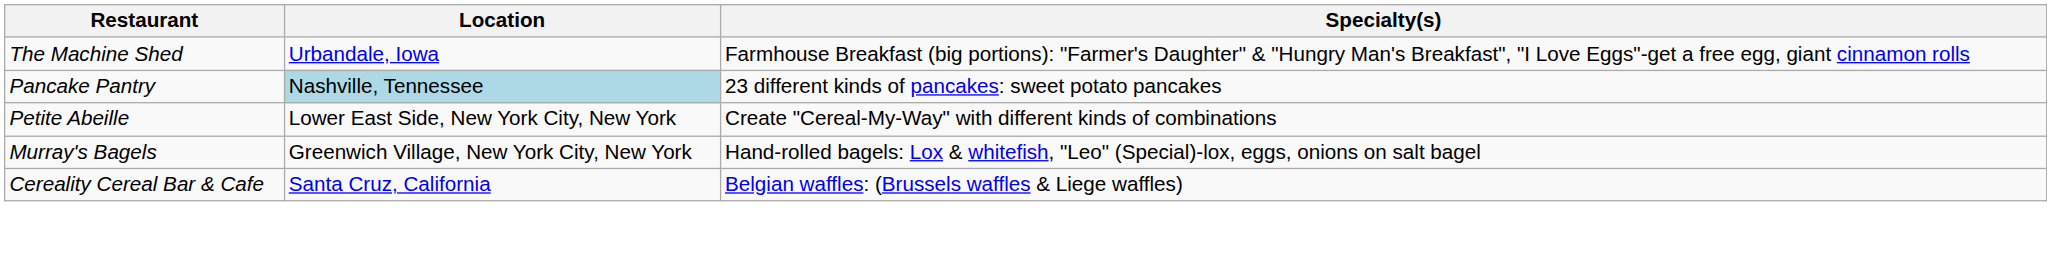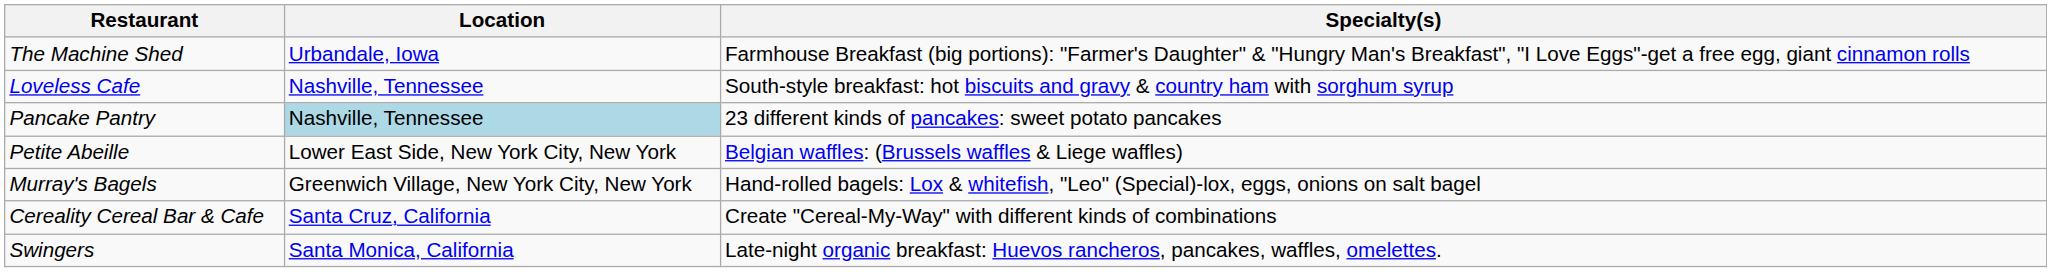+ row: (75, 86)
(1001, 119) Create "Cereal-My-Way" with different kinds of combinations -> (954, 151) Belgian waffles: (Brussels waffles & Liege waffles)
(954, 184) Belgian waffles: (Brussels waffles & Liege waffles) -> (1001, 217) Create "Cereal-My-Way" with different kinds of combinations
+ row: (52, 250)
